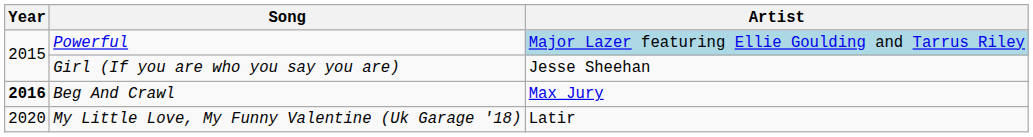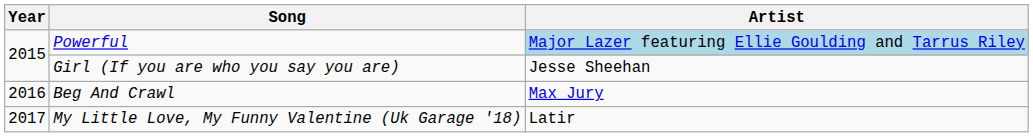(27, 94) bold -> (27, 94) normal
(27, 119) 2020 -> (27, 119) 2017
